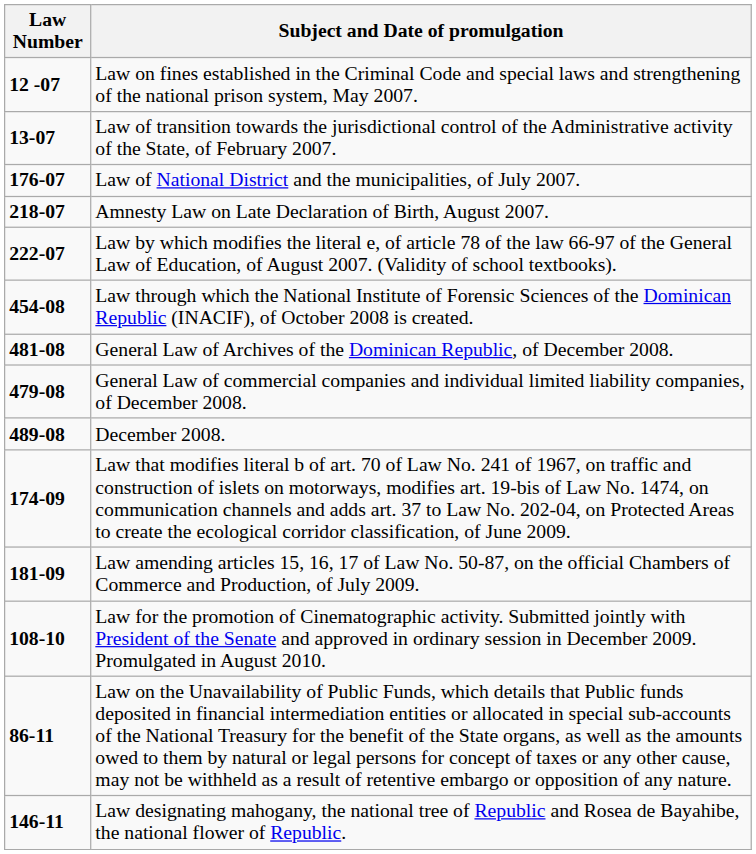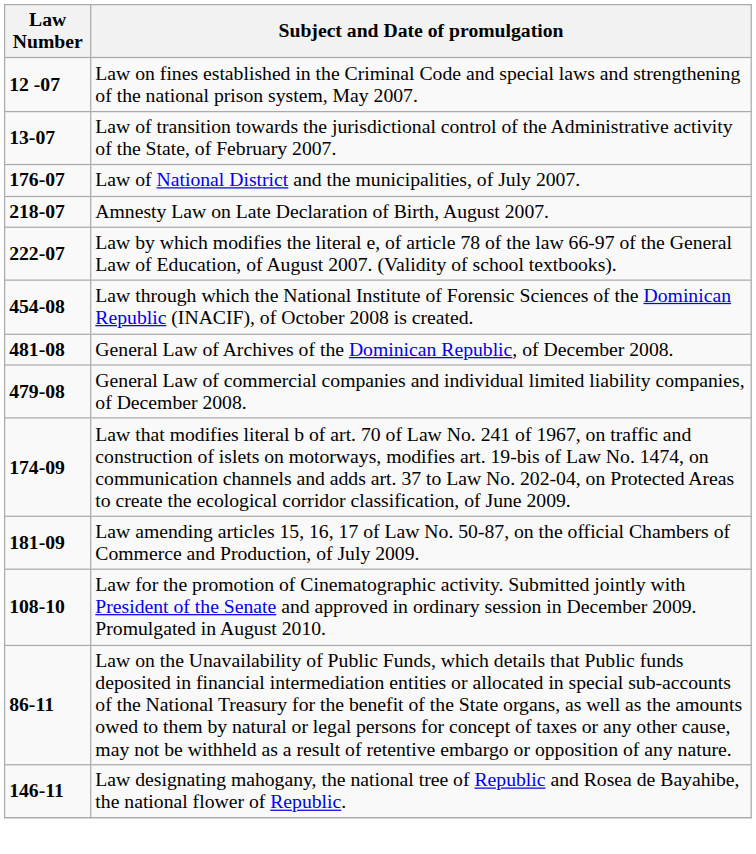- row: (160, 433)
